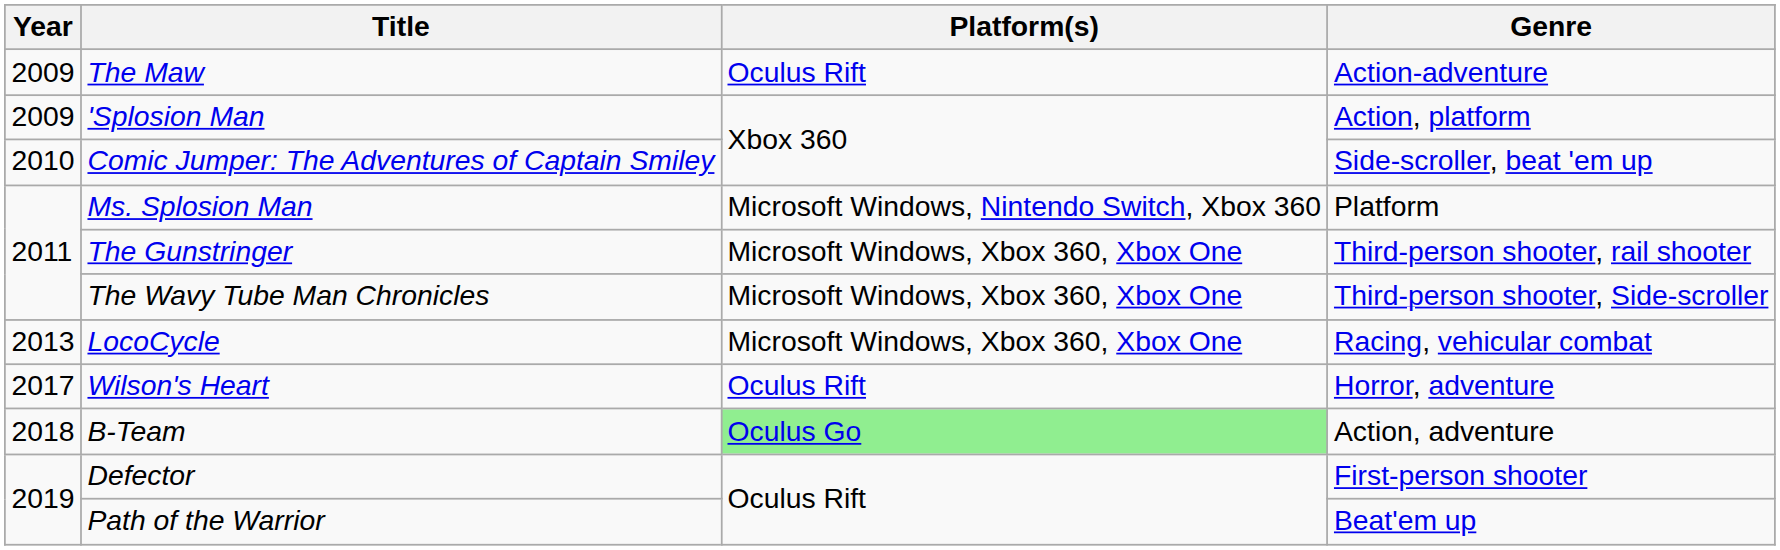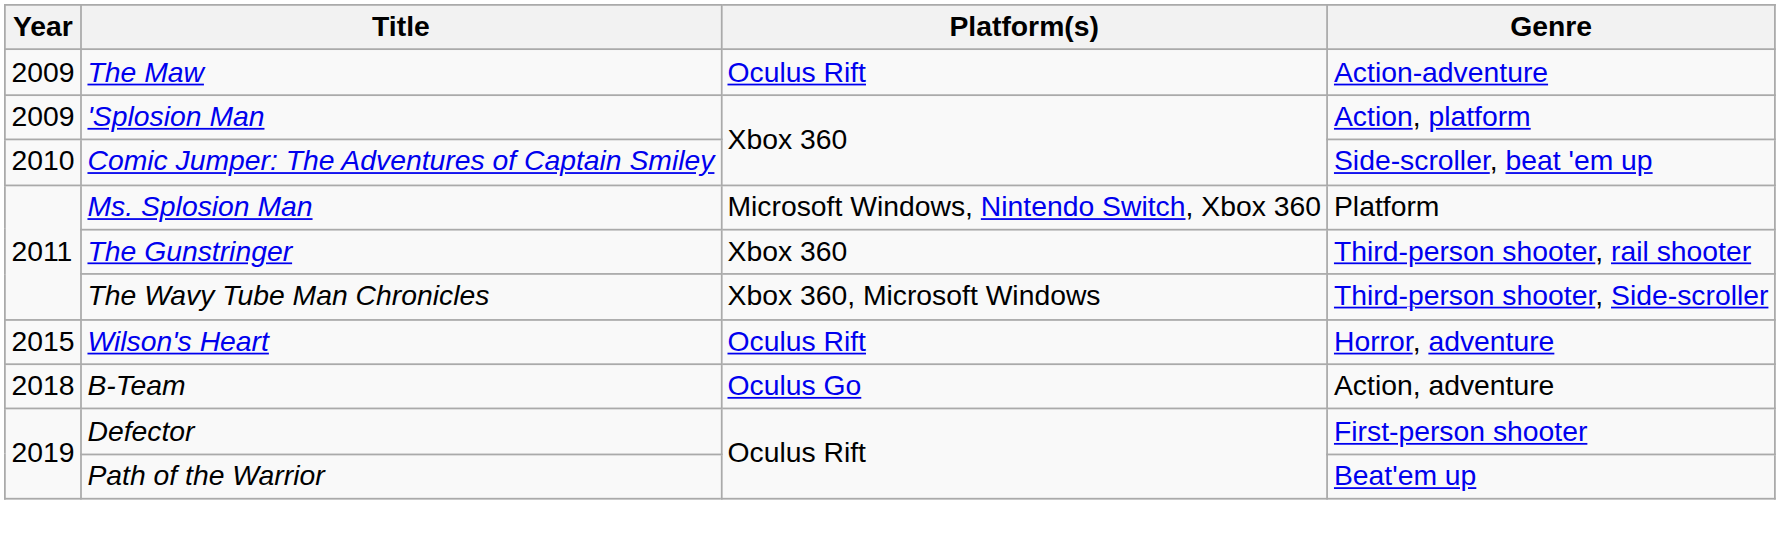(985, 251) Microsoft Windows, Xbox 360, Xbox One -> (787, 251) Xbox 360
(985, 296) Microsoft Windows, Xbox 360, Xbox One -> (914, 296) Xbox 360, Microsoft Windows
- row: (154, 341)
(43, 386) 2017 -> (43, 341) 2015
(794, 431) lightgreen background -> (794, 386) no background
